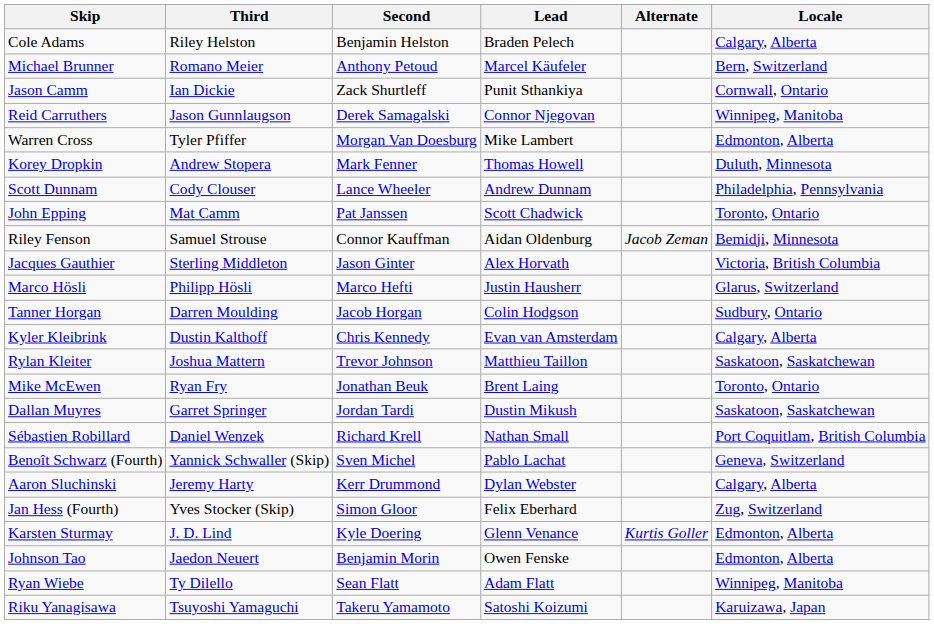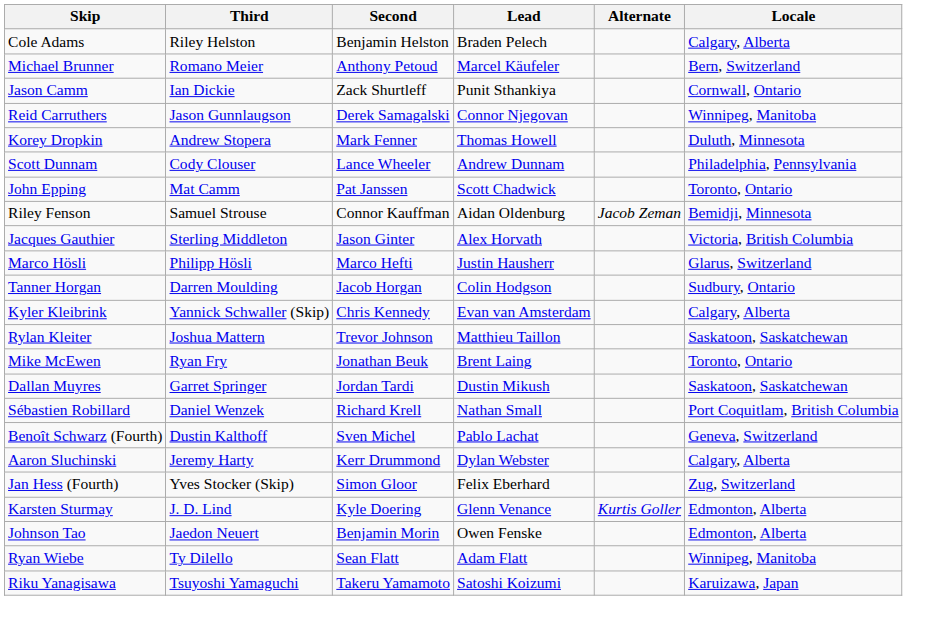- row: (50, 139)
(218, 336) Dustin Kalthoff -> (249, 312) Yannick Schwaller (Skip)
(249, 459) Yannick Schwaller (Skip) -> (218, 435) Dustin Kalthoff
